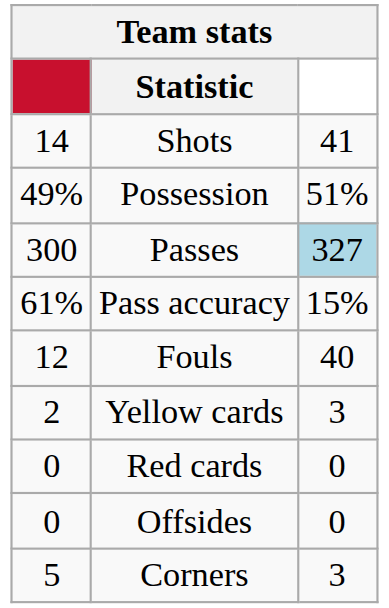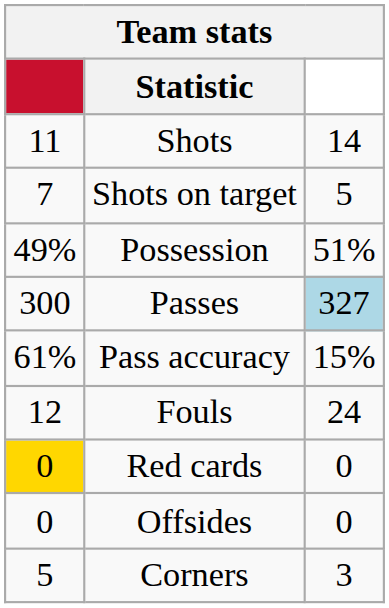(52, 140) 14 -> (45, 140) 11
(337, 140) 41 -> (344, 140) 14
+ row: (194, 194)
(337, 357) 40 -> (344, 411) 24
- row: (194, 411)
(52, 466) no background -> (45, 466) gold background
